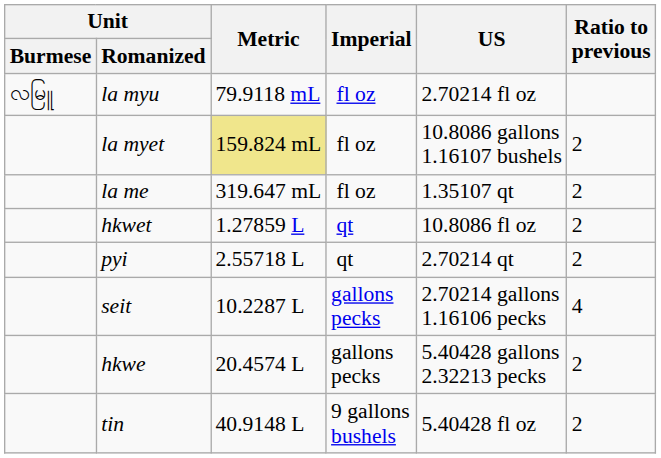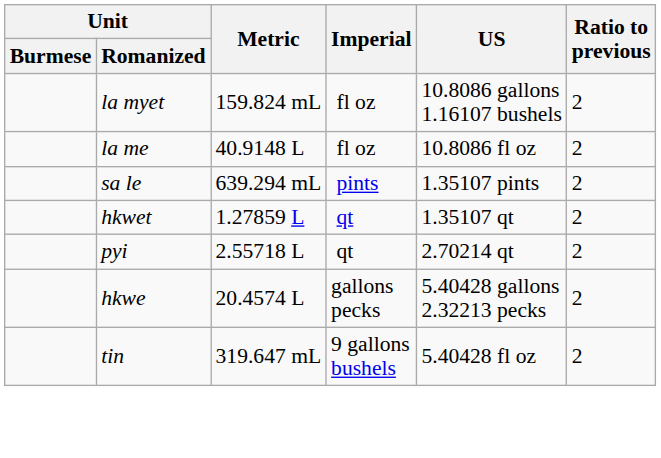- row: (130, 94)
(268, 144) khaki background -> (268, 102) no background
(268, 191) 319.647 mL -> (260, 148) 40.9148 L
(468, 191) 1.35107 qt -> (479, 148) 10.8086 fl oz
+ row: (121, 182)
(479, 225) 10.8086 fl oz -> (468, 217) 1.35107 qt
- row: (116, 305)
(260, 423) 40.9148 L -> (268, 356) 319.647 mL
